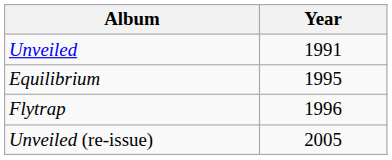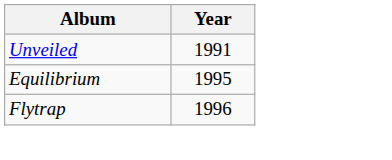- row: (81, 139)
